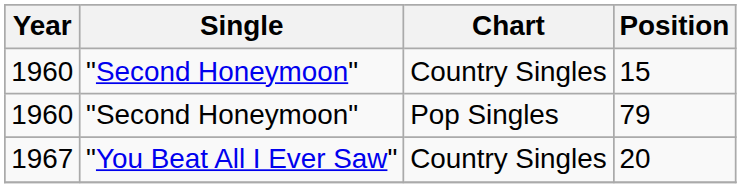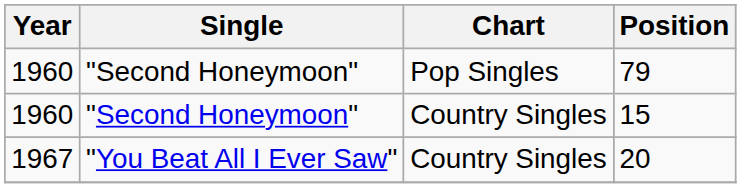rows swapped: (635, 70) <-> (635, 114)
